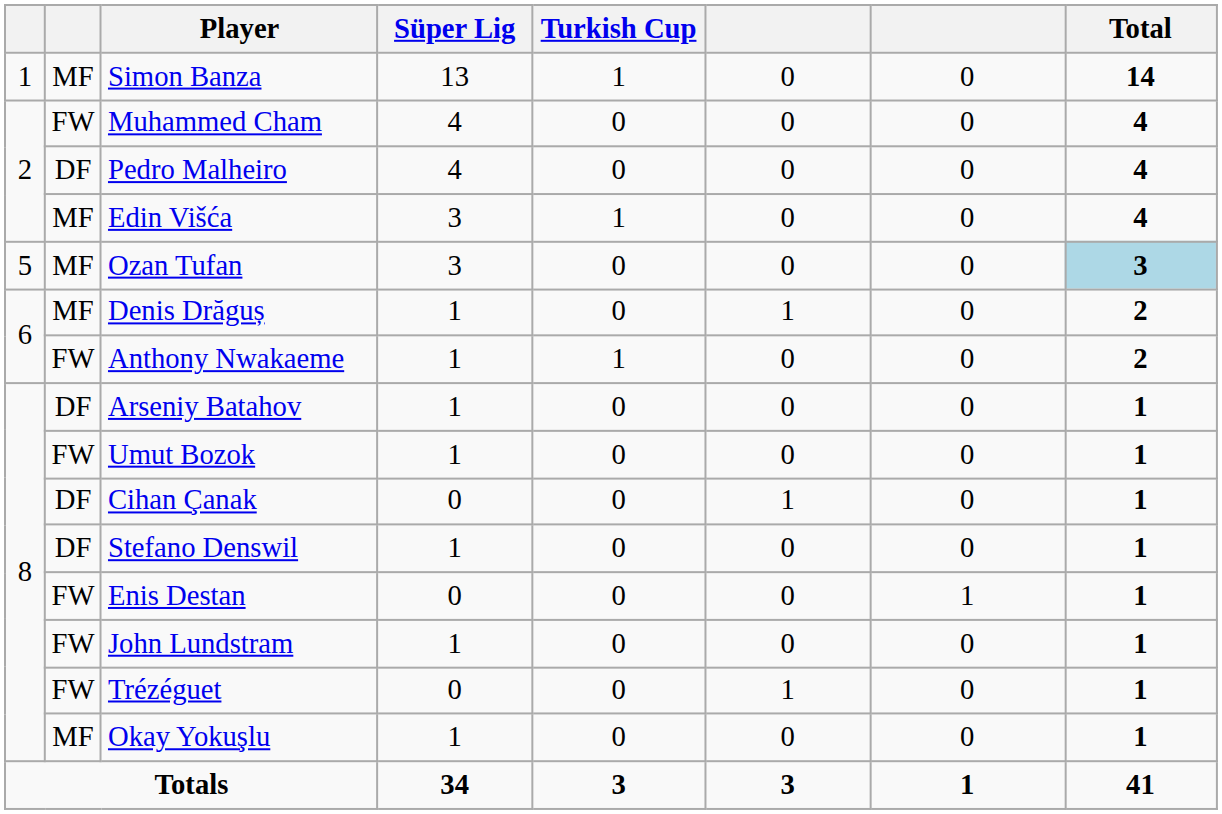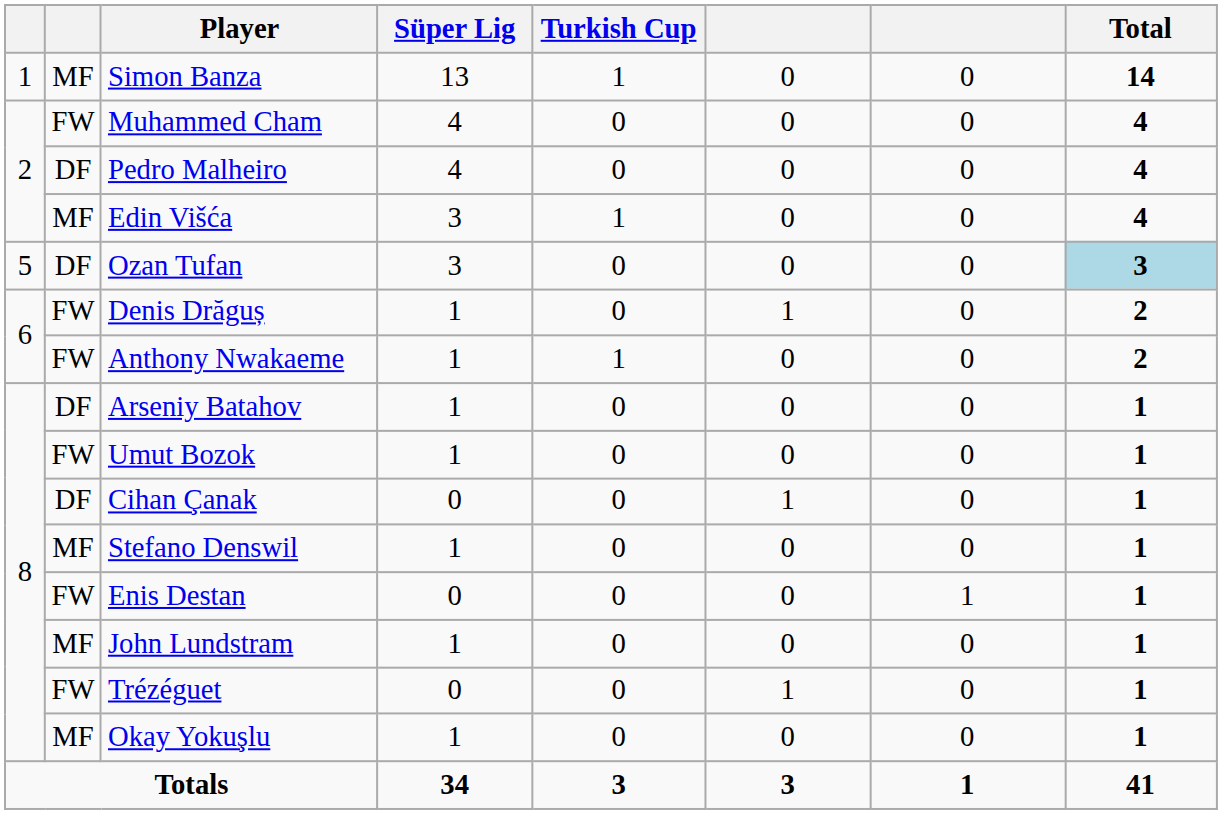(73, 264) MF -> (73, 264) DF
(73, 312) MF -> (73, 312) FW
(73, 548) DF -> (73, 548) MF
(73, 642) FW -> (73, 642) MF
